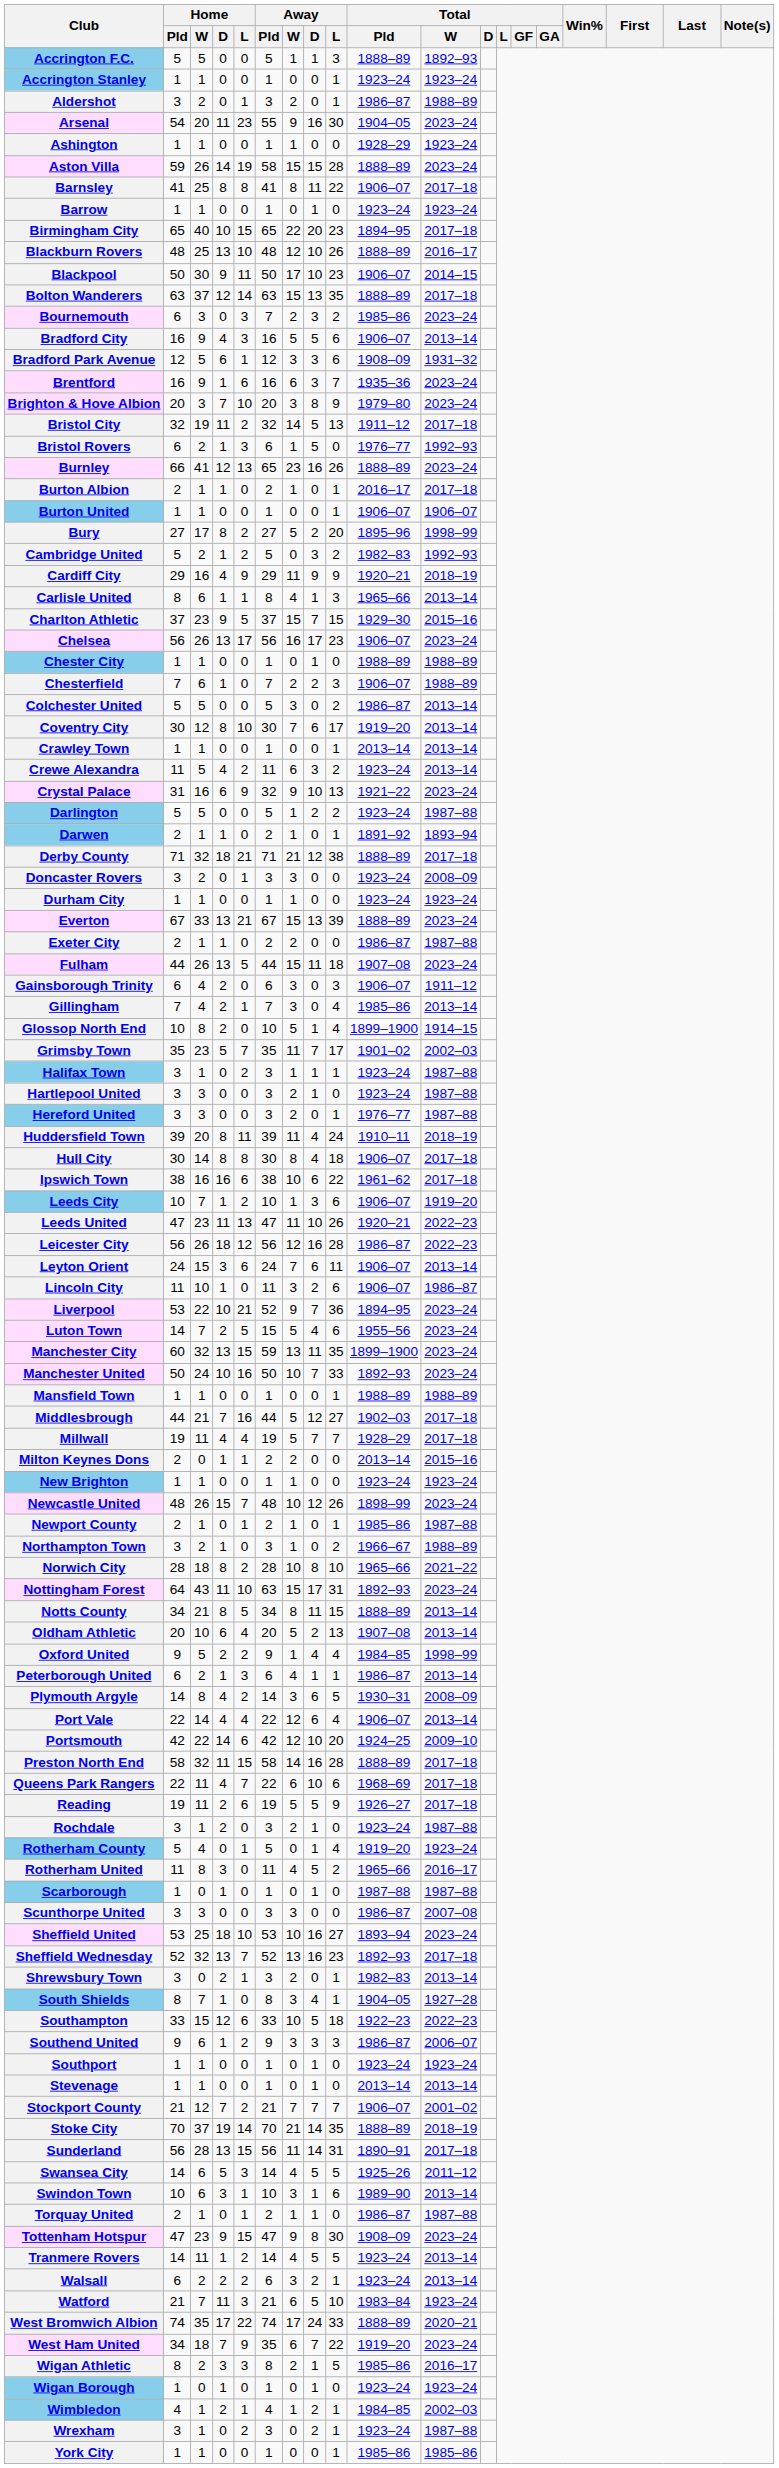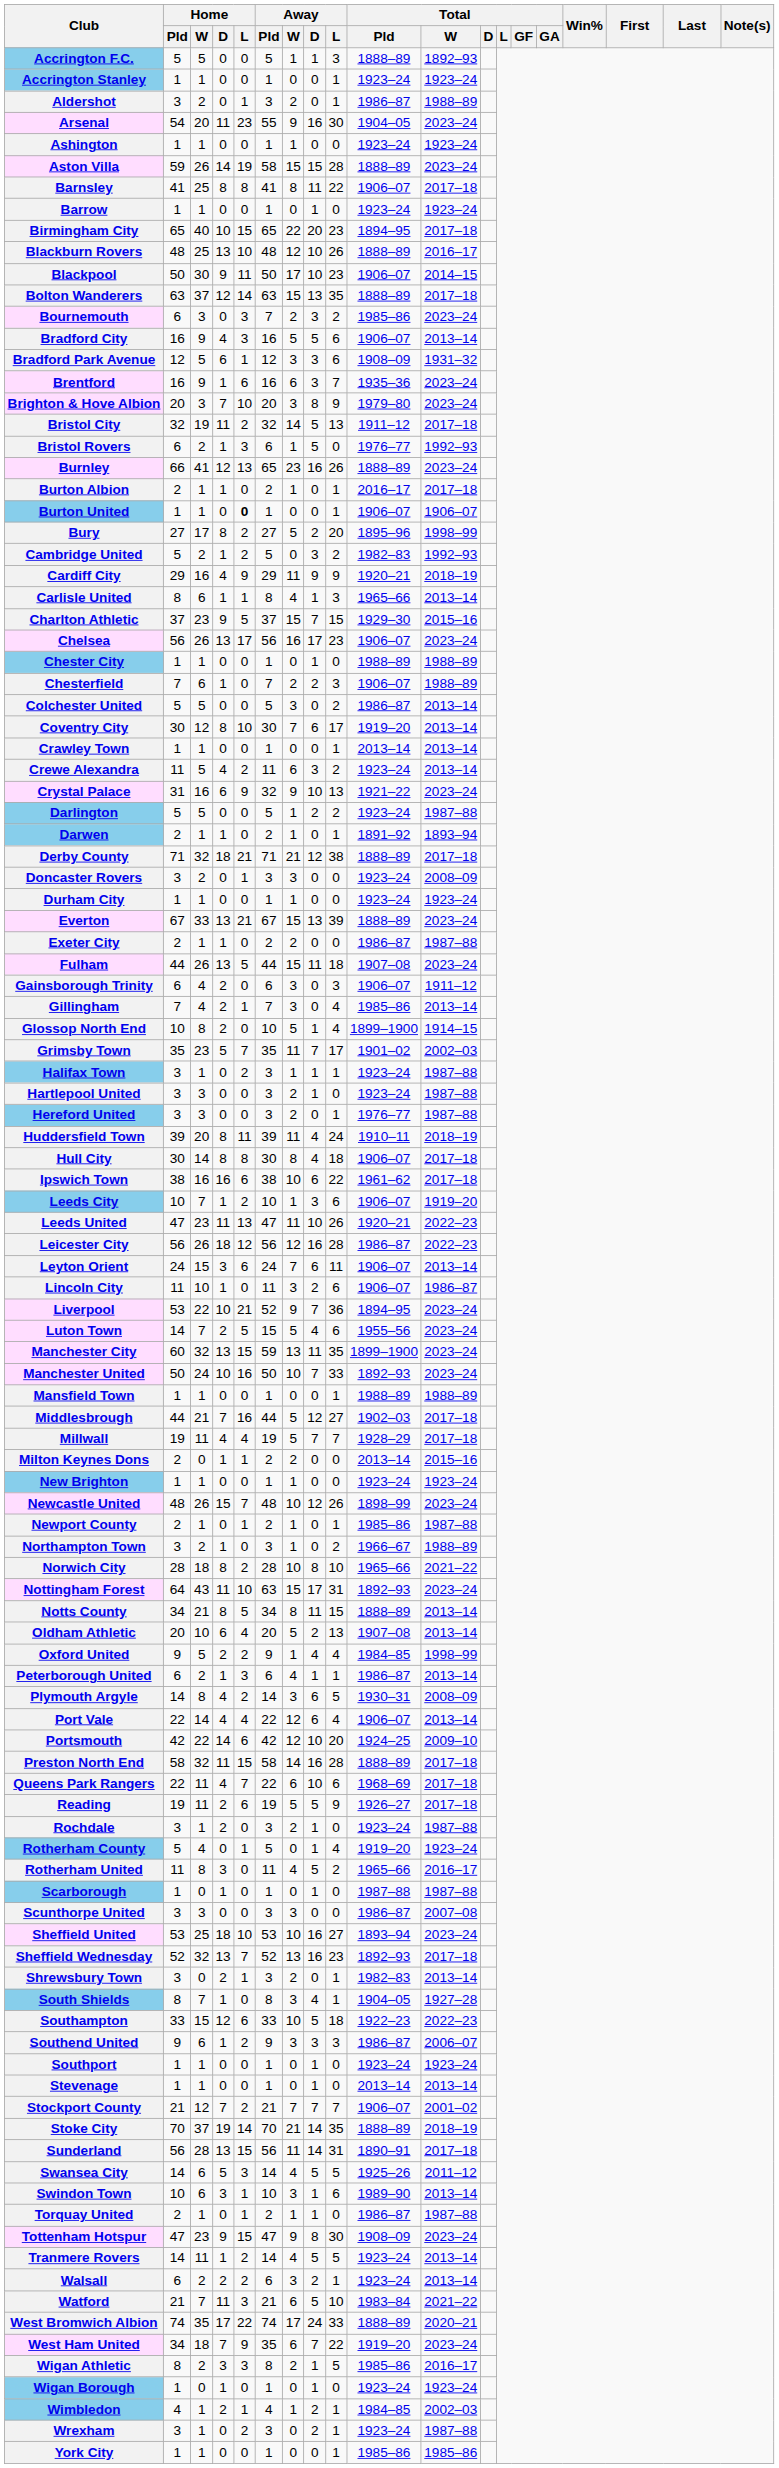(384, 144) 1928–29 -> (384, 144) 1923–24
(244, 511) normal -> (244, 511) bold
(451, 2301) 1923–24 -> (451, 2301) 2021–22
